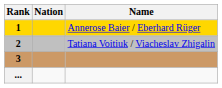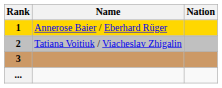columns swapped: (141, 12) <-> (49, 12)
